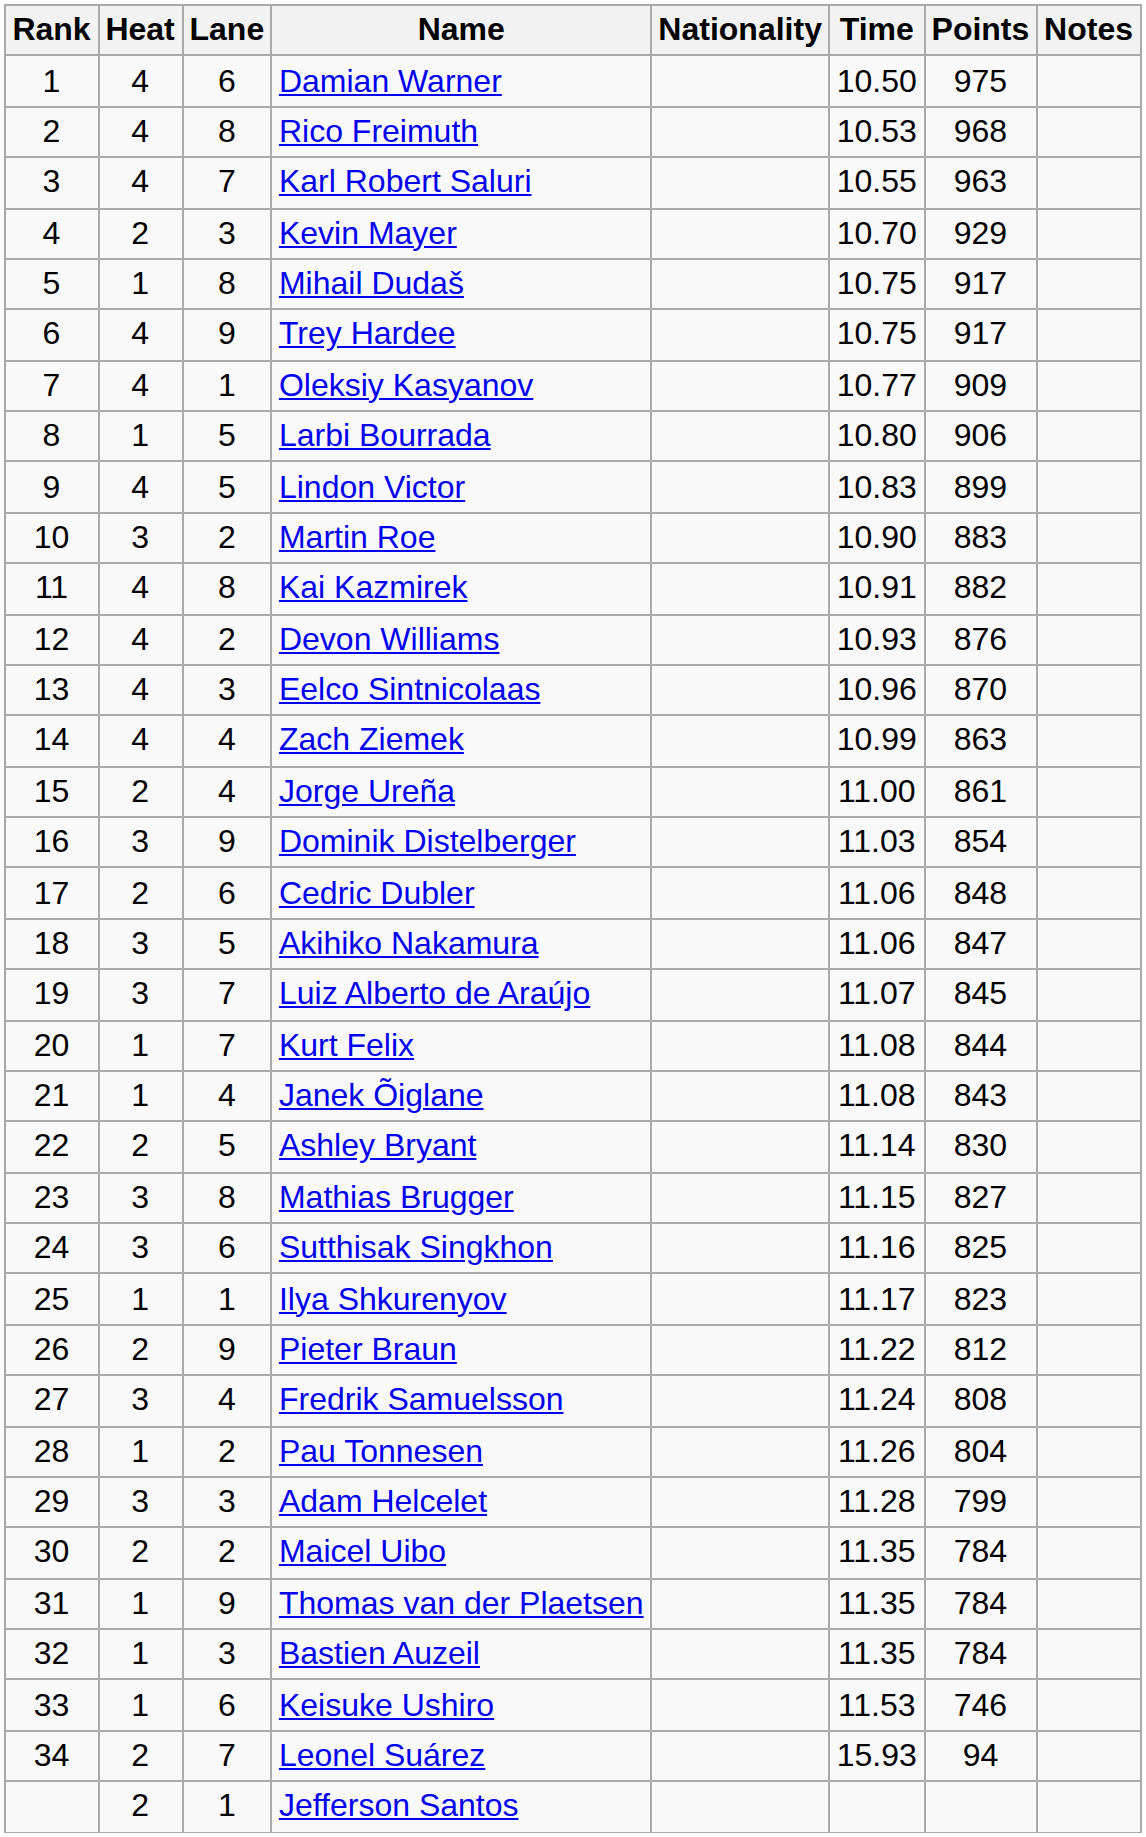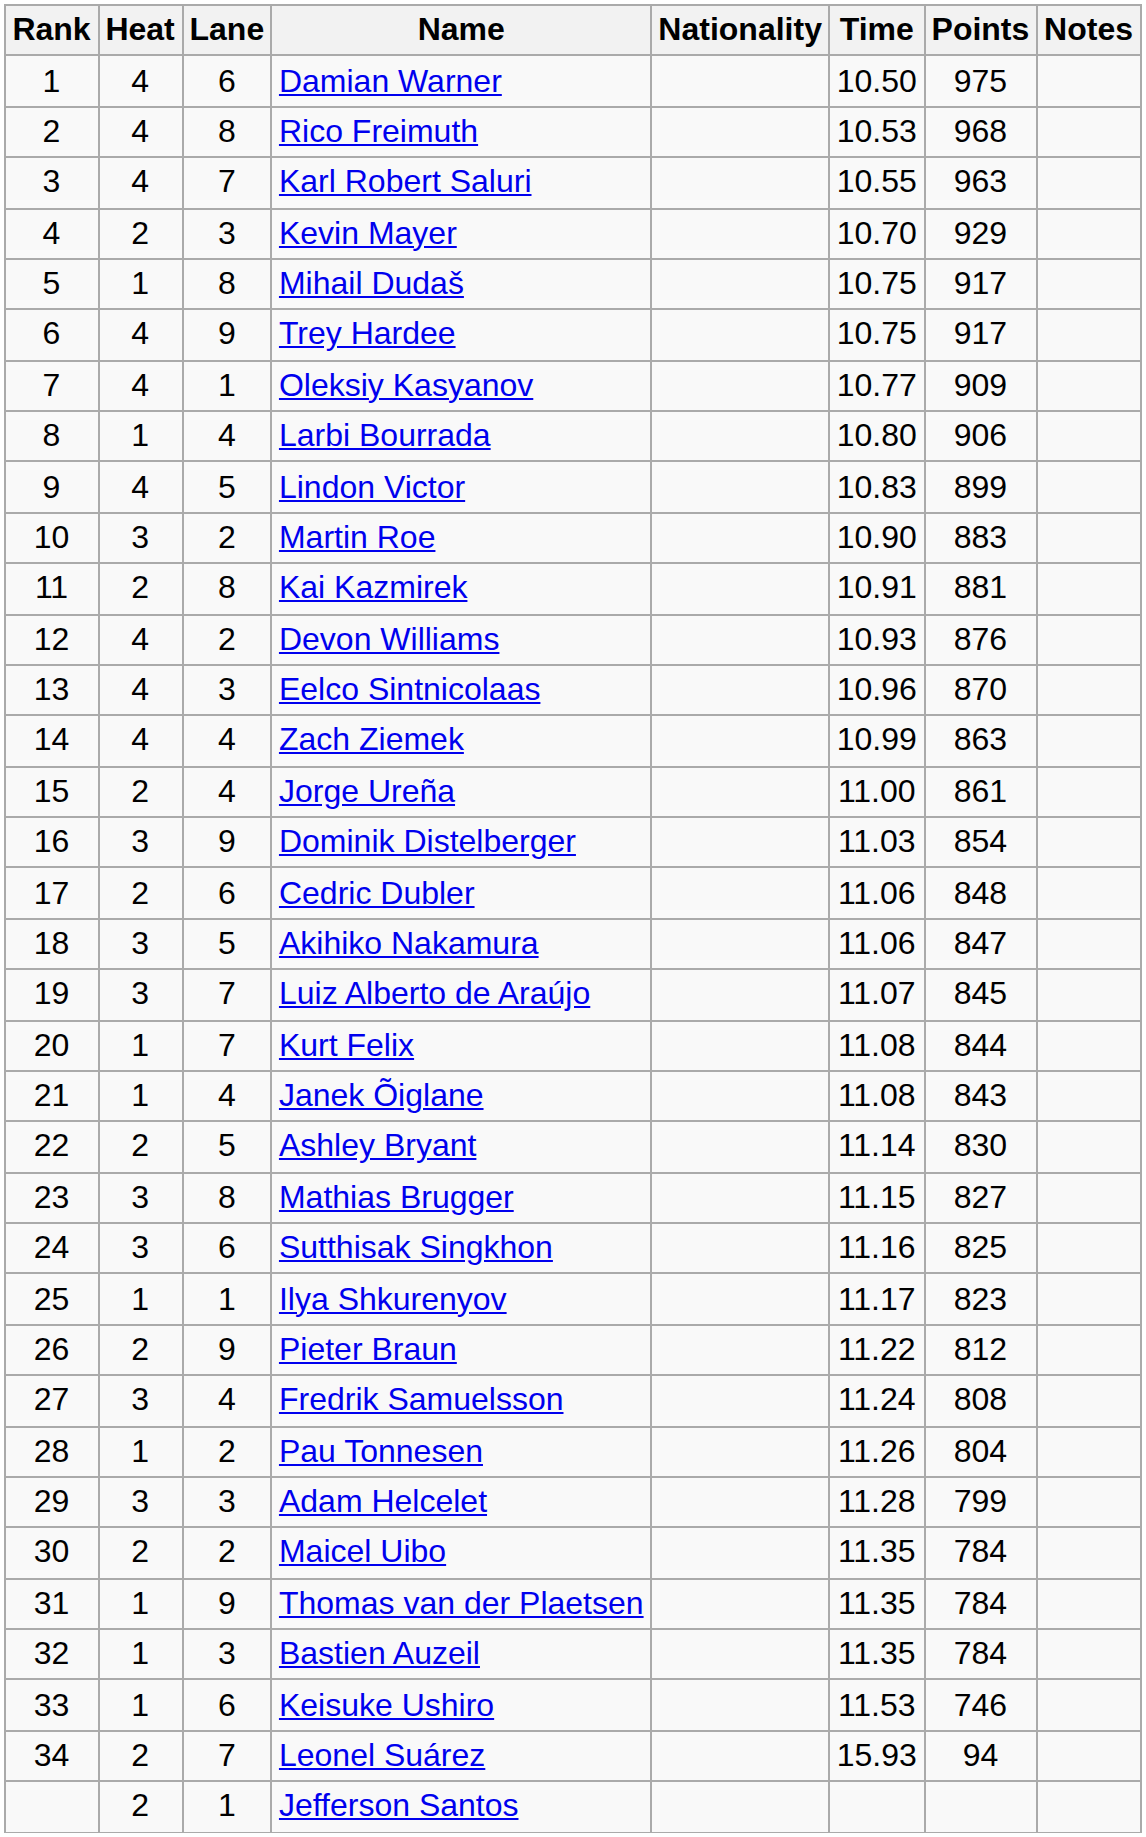(227, 435) 5 -> (227, 435) 4
(140, 588) 4 -> (140, 588) 2
(980, 588) 882 -> (980, 588) 881
